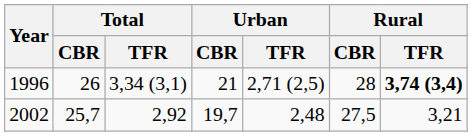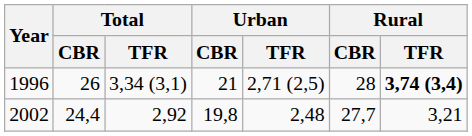(83, 114) 25,7 -> (83, 114) 24,4
(220, 114) 19,7 -> (220, 114) 19,8
(358, 114) 27,5 -> (358, 114) 27,7
